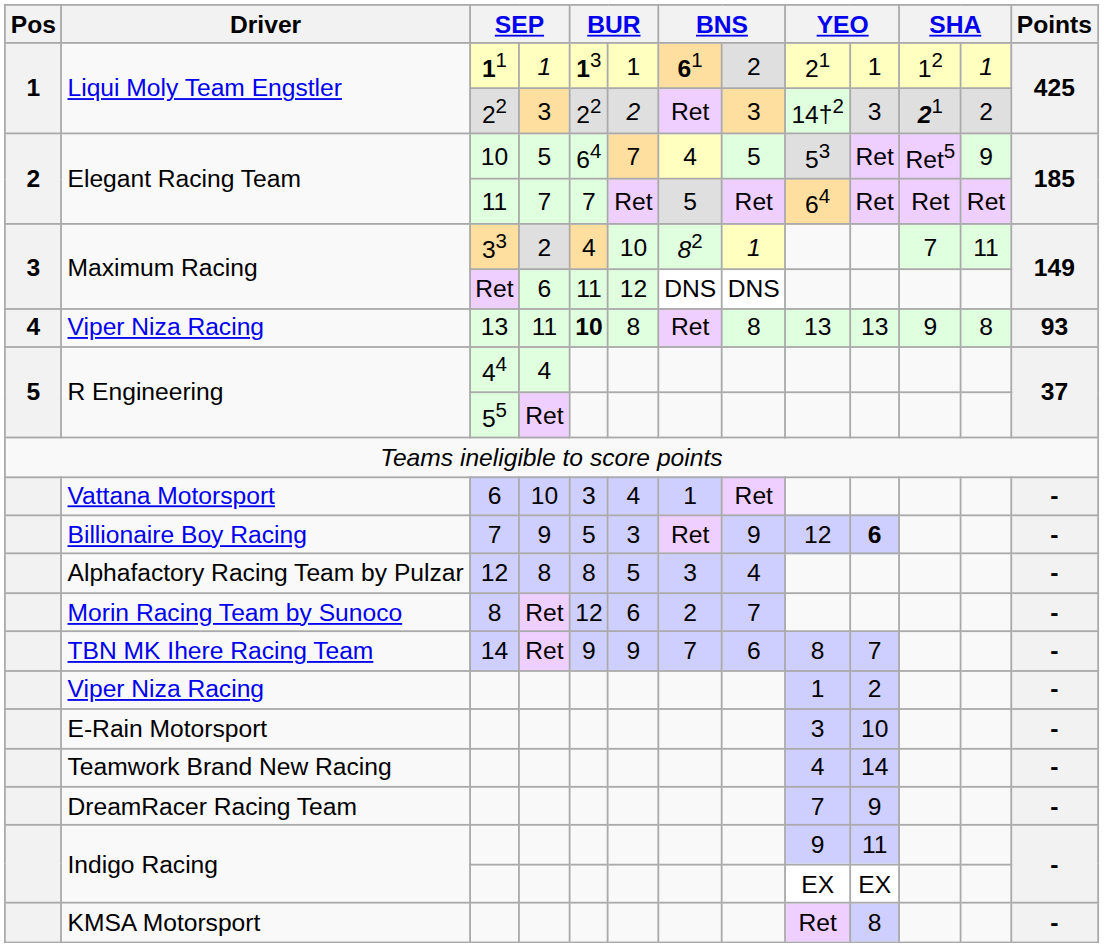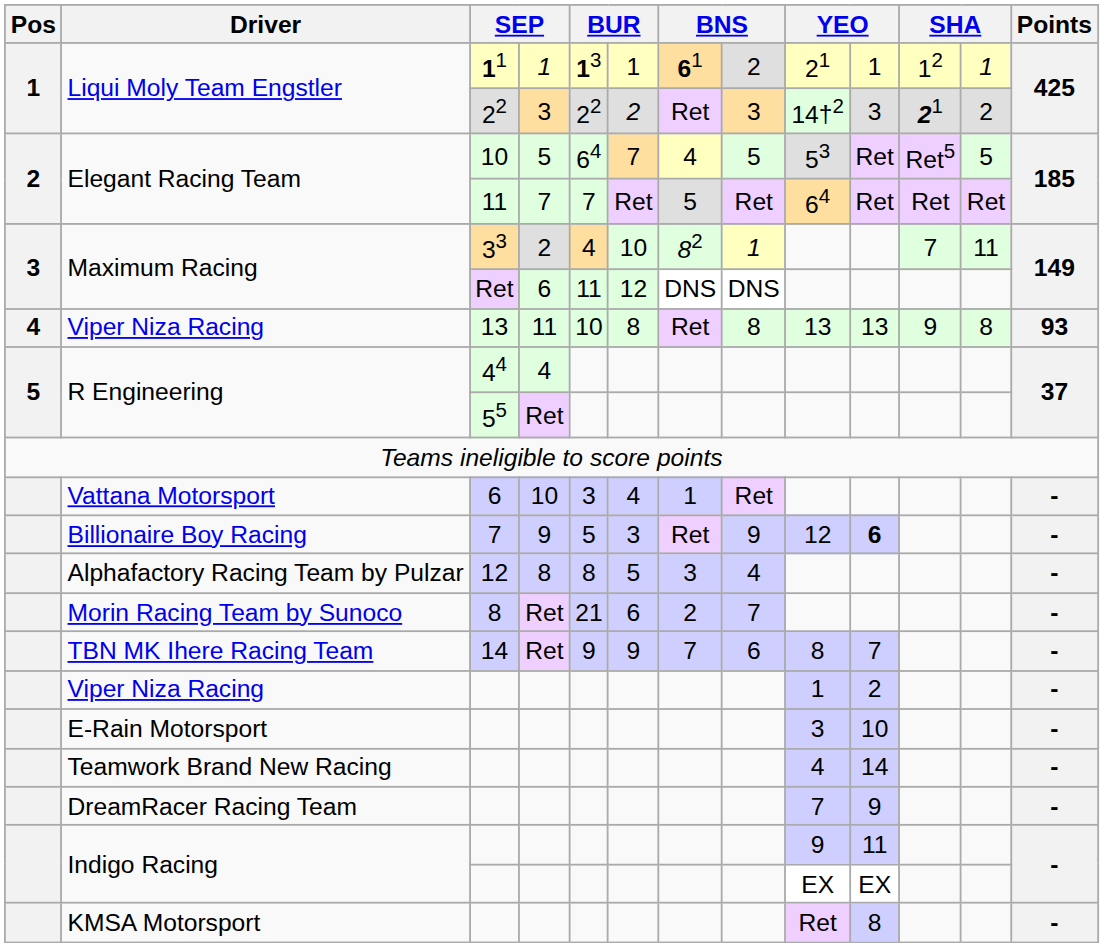(986, 156) 9 -> (986, 156) 5
(589, 327) bold -> (589, 327) normal
(589, 612) 12 -> (589, 612) 21
